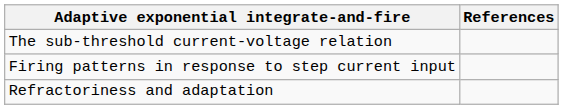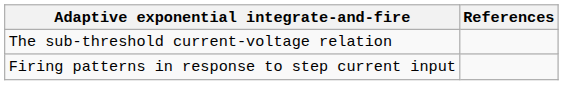- row: (141, 92)
